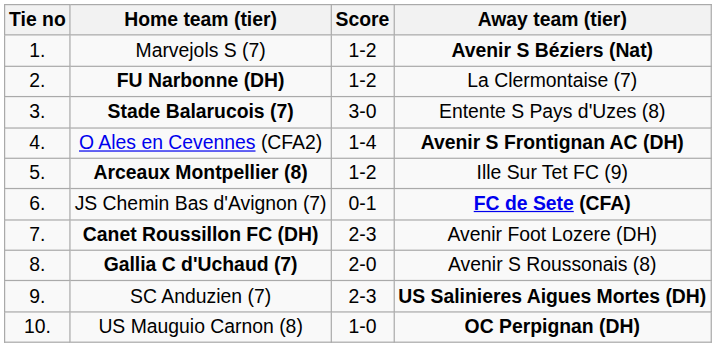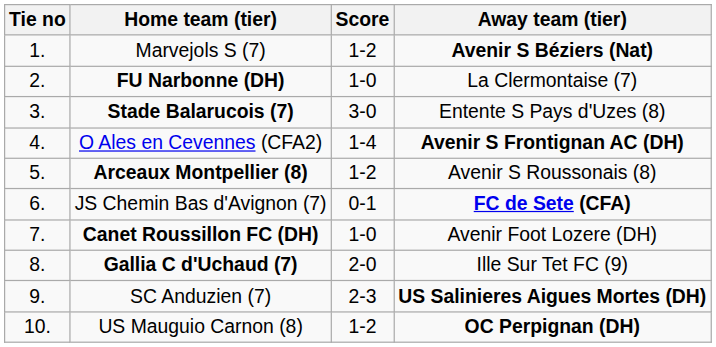(362, 81) 1-2 -> (362, 81) 1-0
(552, 173) Ille Sur Tet FC (9) -> (552, 173) Avenir S Roussonais (8)
(362, 234) 2-3 -> (362, 234) 1-0
(552, 265) Avenir S Roussonais (8) -> (552, 265) Ille Sur Tet FC (9)
(362, 326) 1-0 -> (362, 326) 1-2
